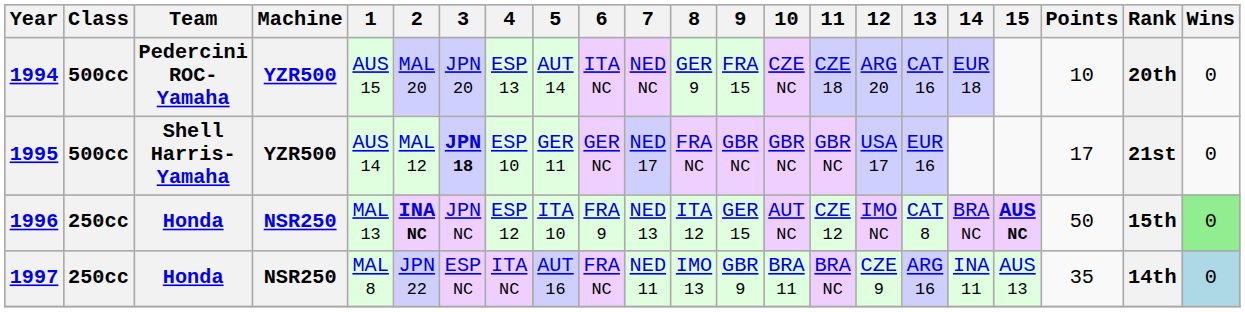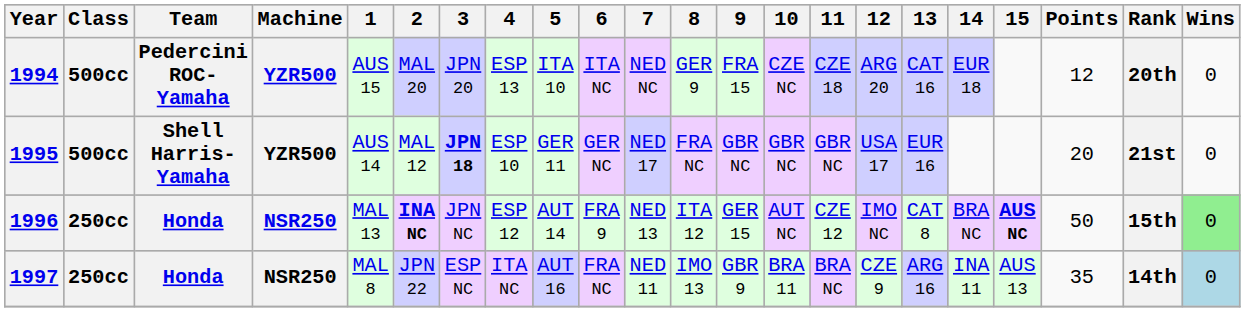(555, 76) AUT 14 -> (555, 76) ITA 10
(1082, 77) 10 -> (1082, 77) 12
(1082, 156) 17 -> (1082, 156) 20
(555, 222) ITA 10 -> (555, 222) AUT 14
